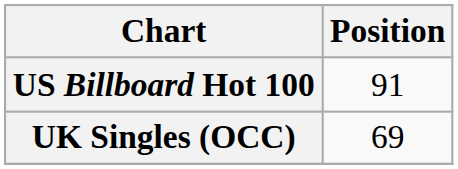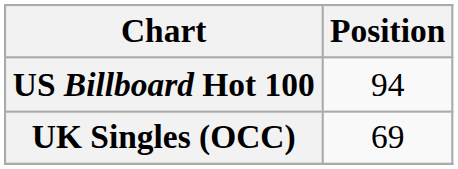(388, 84) 91 -> (388, 84) 94
